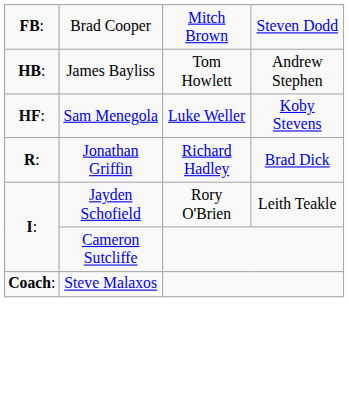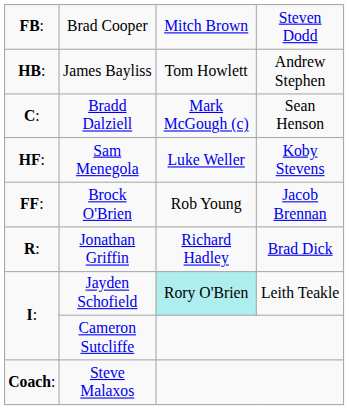+ row: (107, 115)
+ row: (107, 204)
(207, 204) no background -> (206, 293) paleturquoise background
